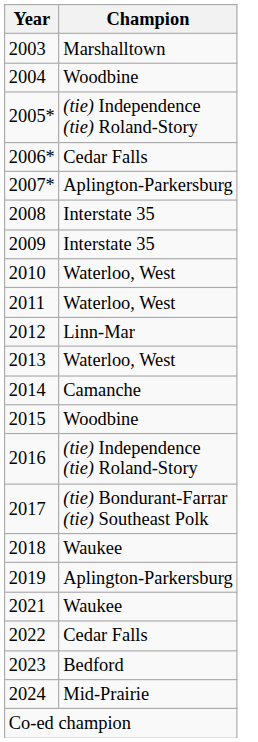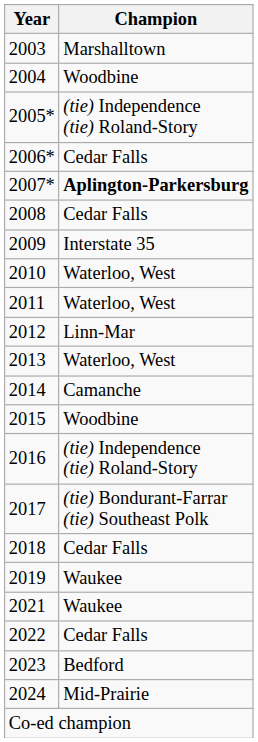(148, 185) normal -> (156, 185) bold
(109, 214) Interstate 35 -> (105, 214) Cedar Falls
(93, 548) Waukee -> (105, 548) Cedar Falls
(148, 577) Aplington-Parkersburg -> (93, 577) Waukee
